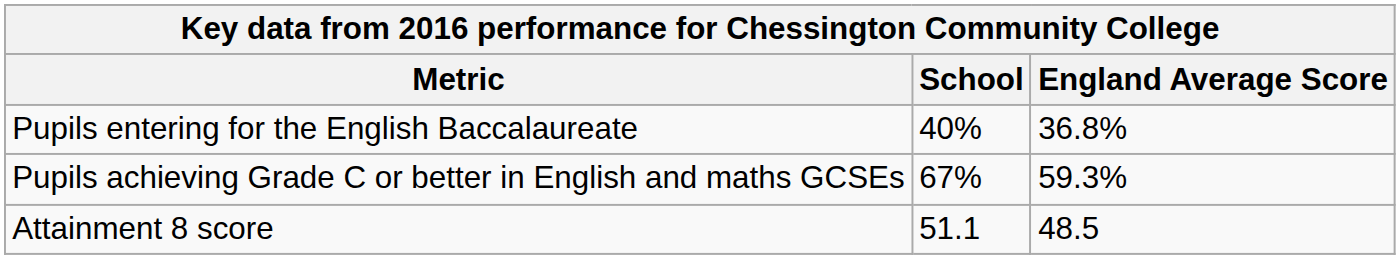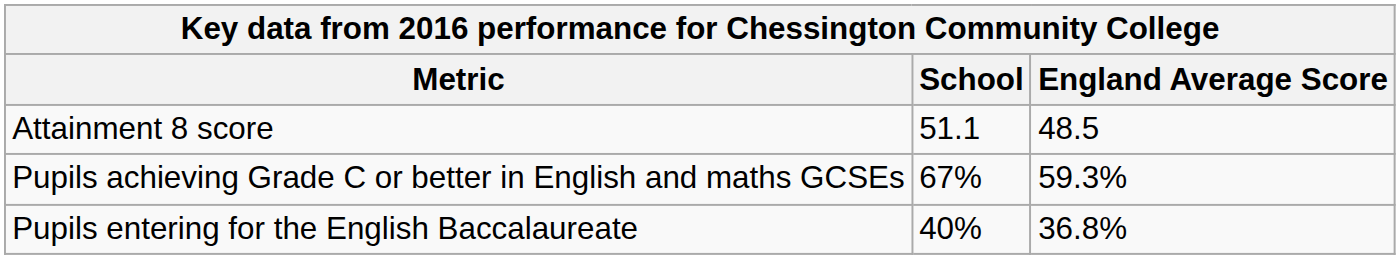rows swapped: (143, 228) <-> (325, 128)
